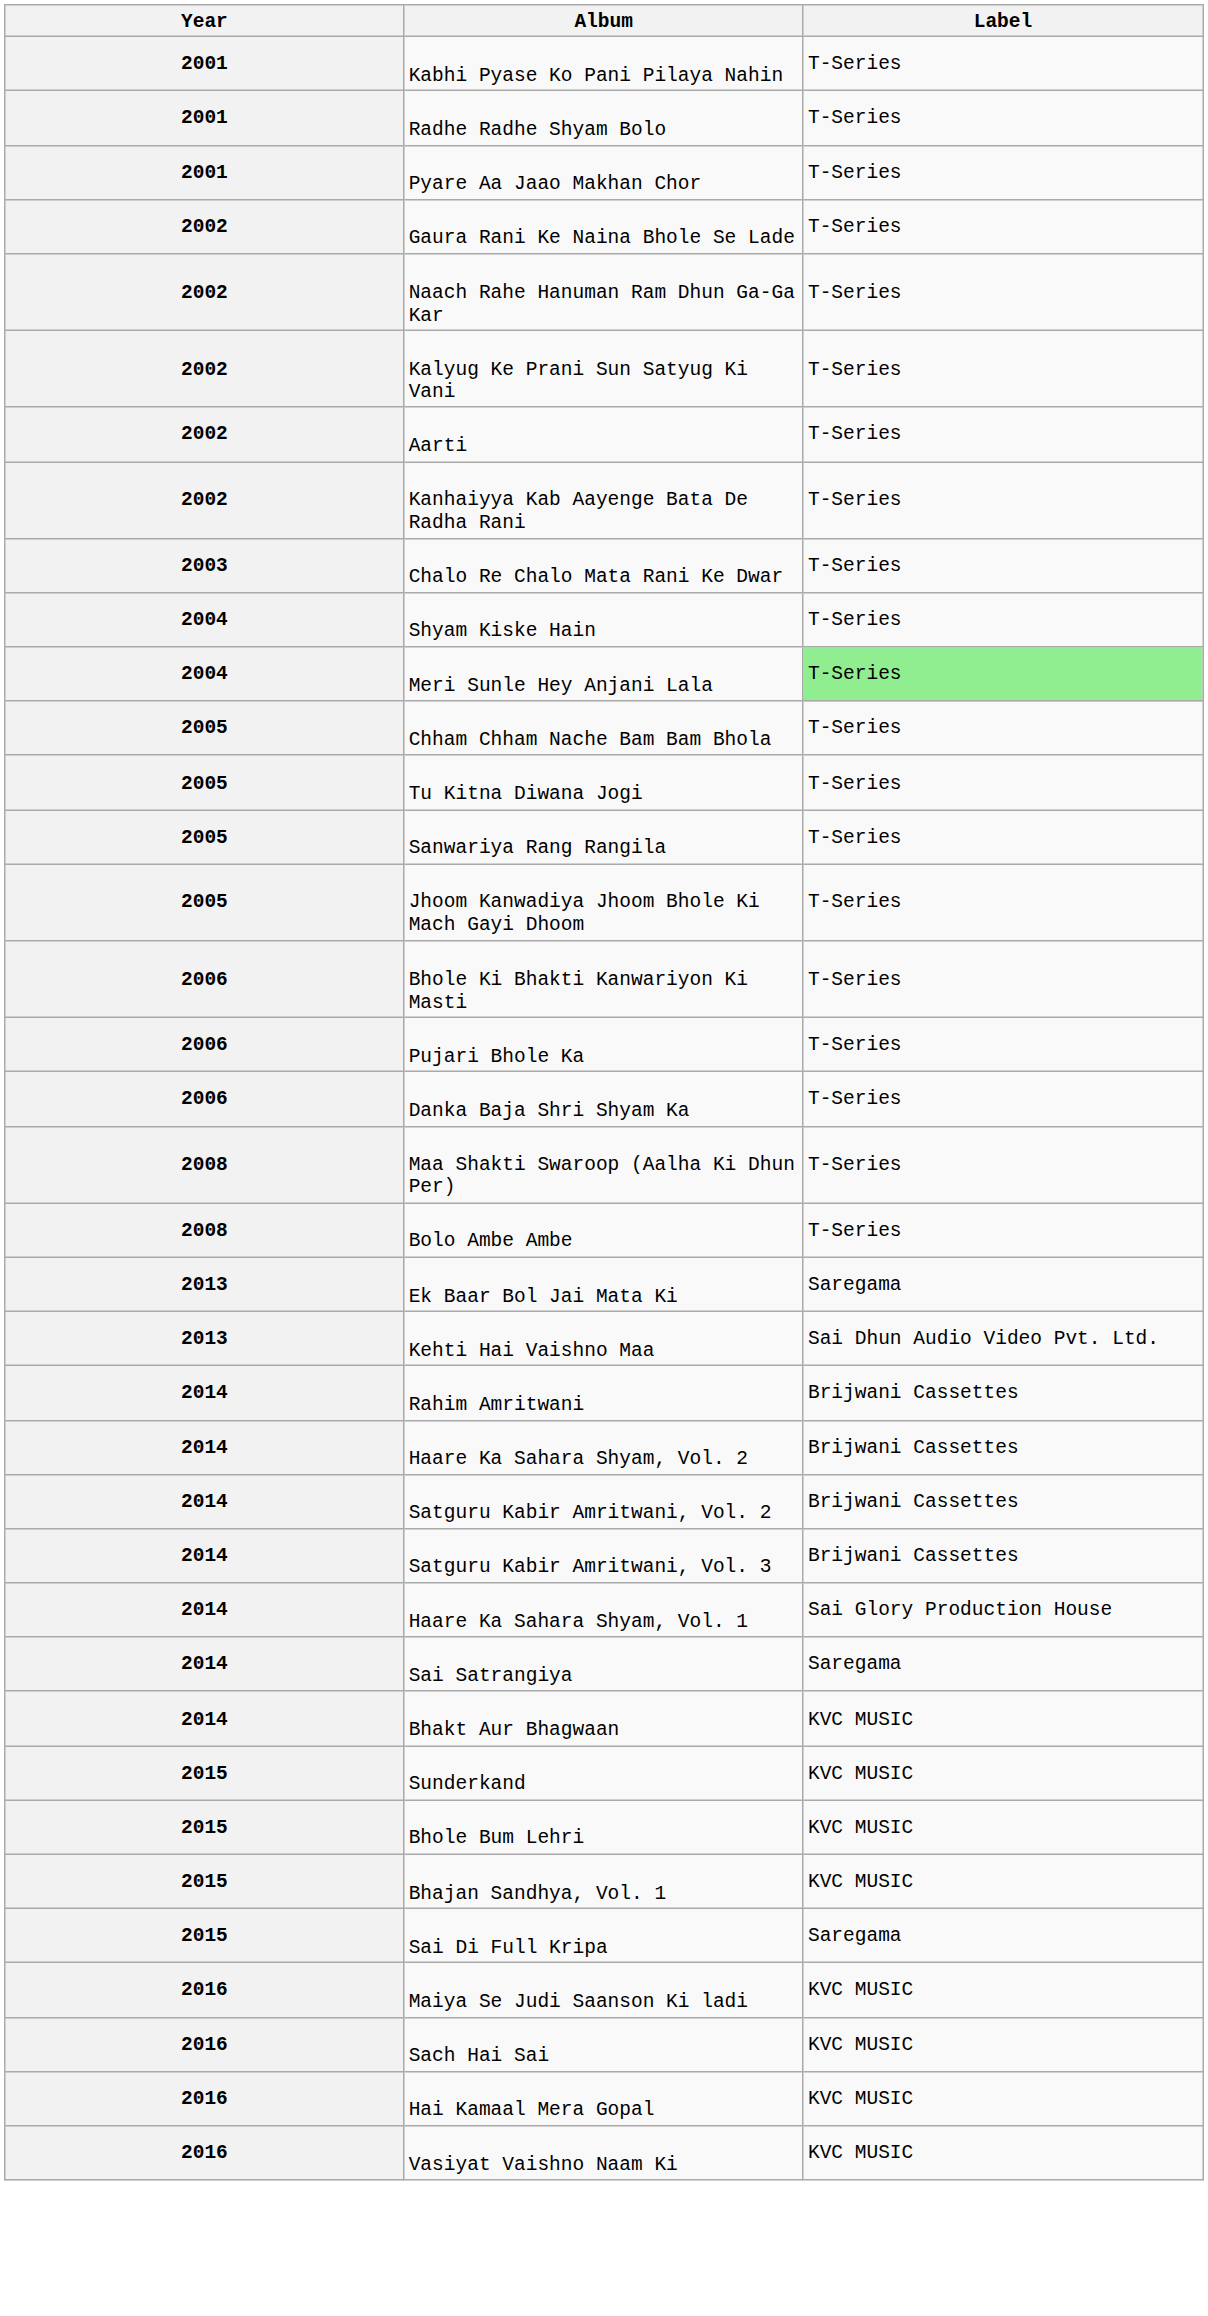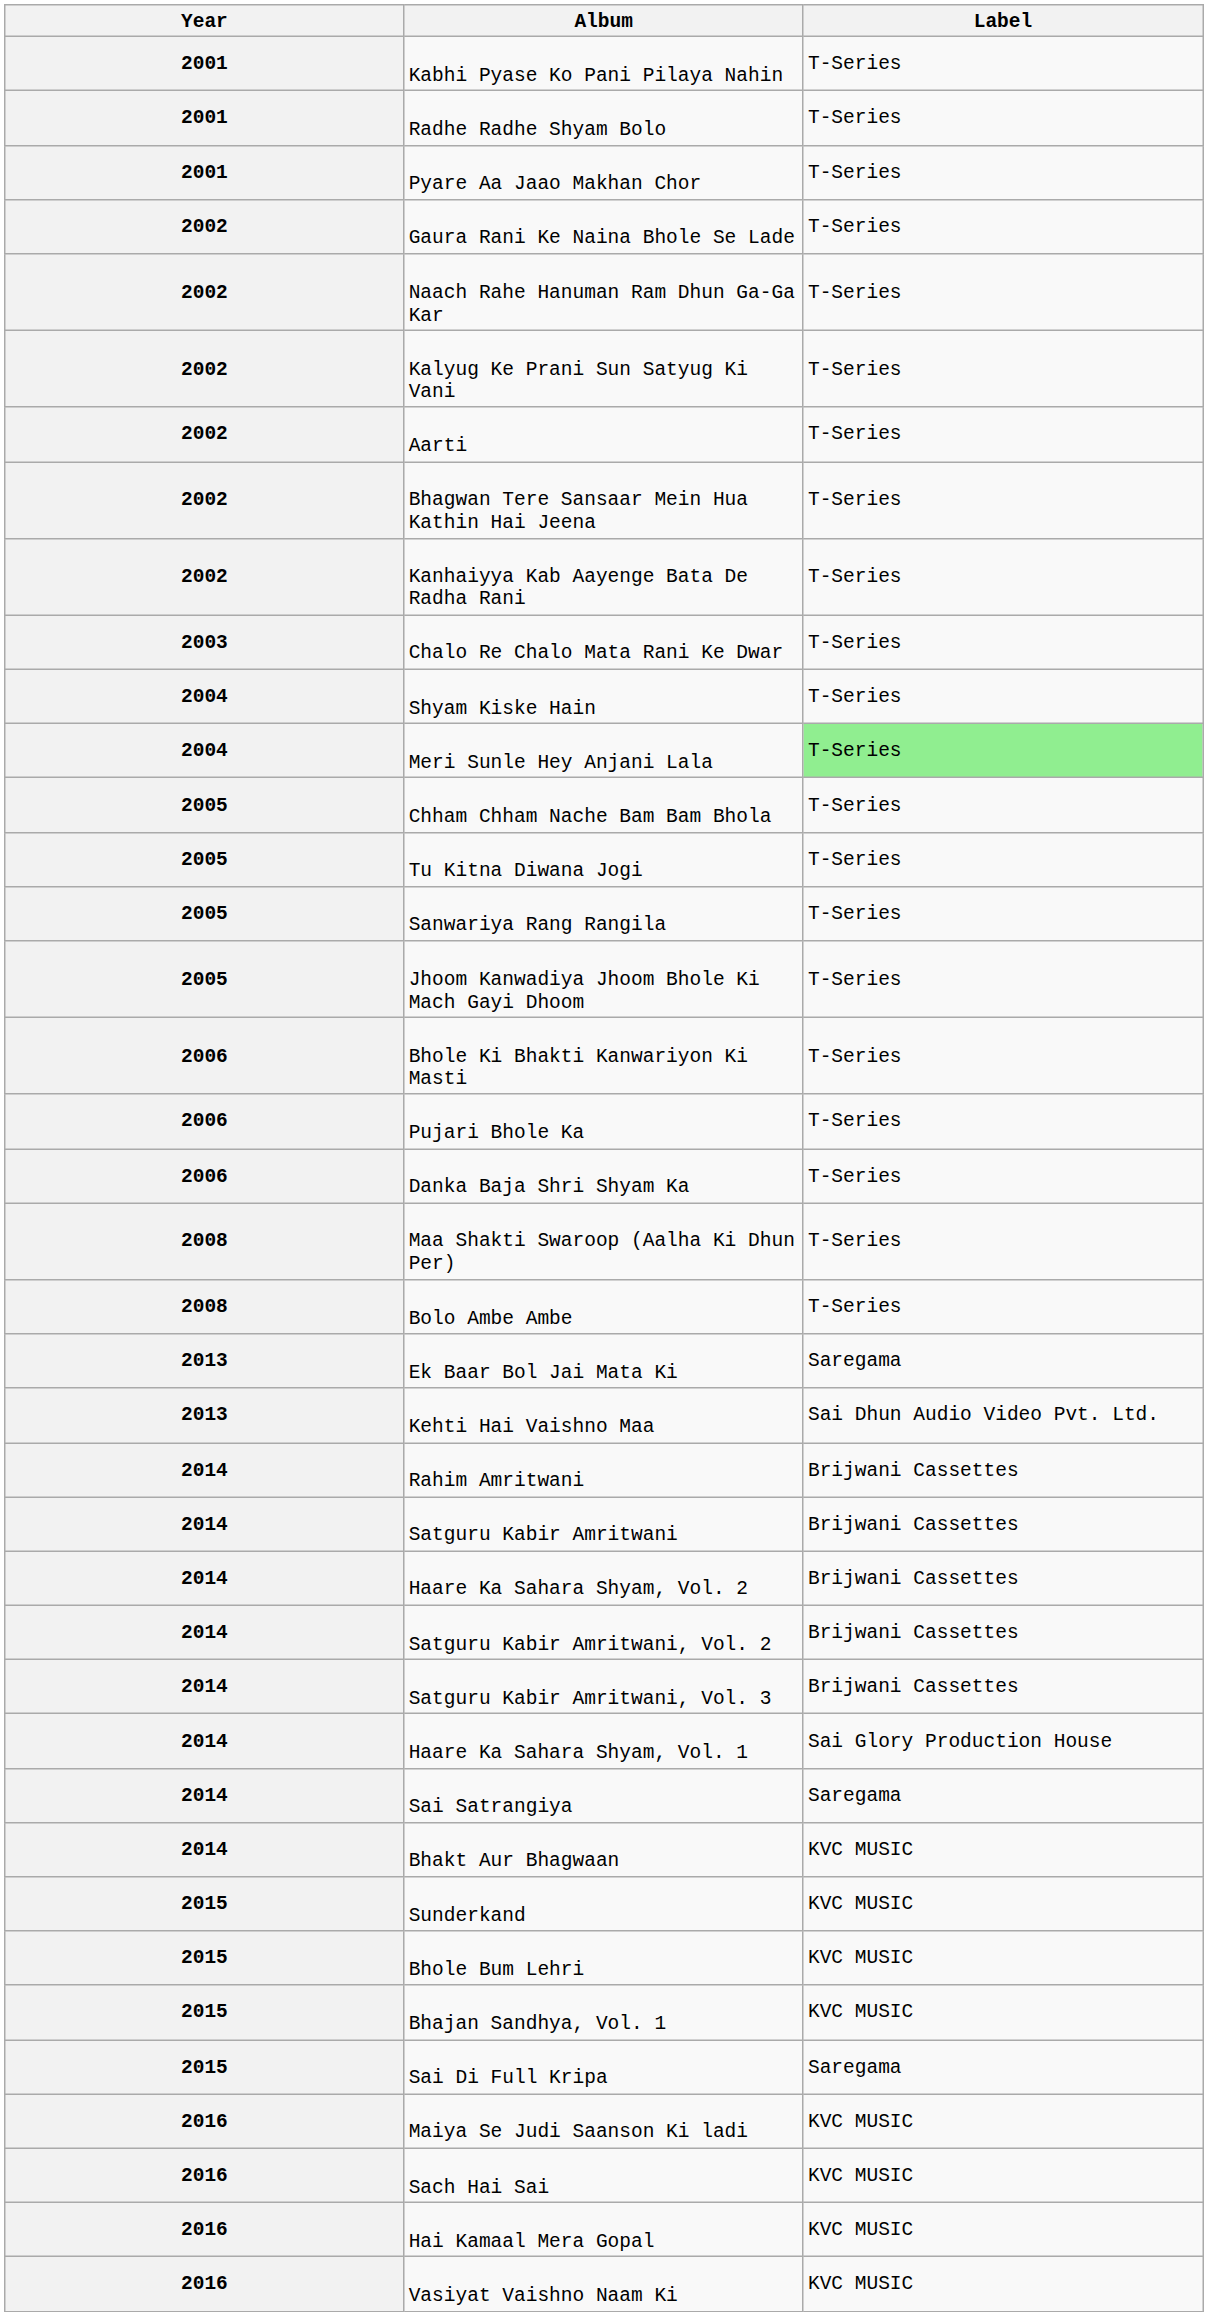+ row: (578, 511)
+ row: (543, 1535)
